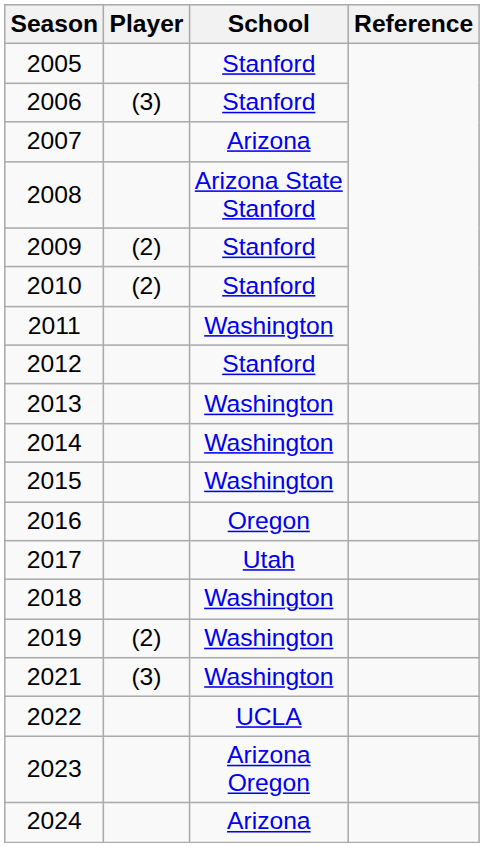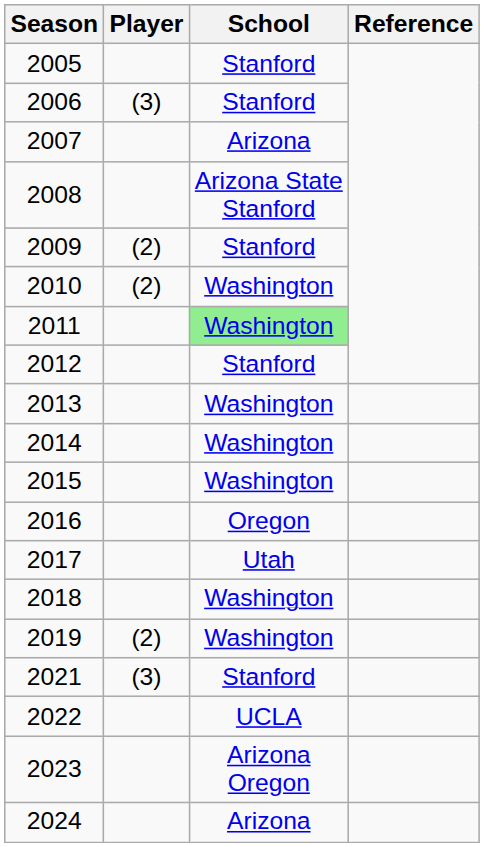(269, 286) Stanford -> (269, 286) Washington
(269, 325) no background -> (269, 325) lightgreen background
(269, 676) Washington -> (269, 676) Stanford
